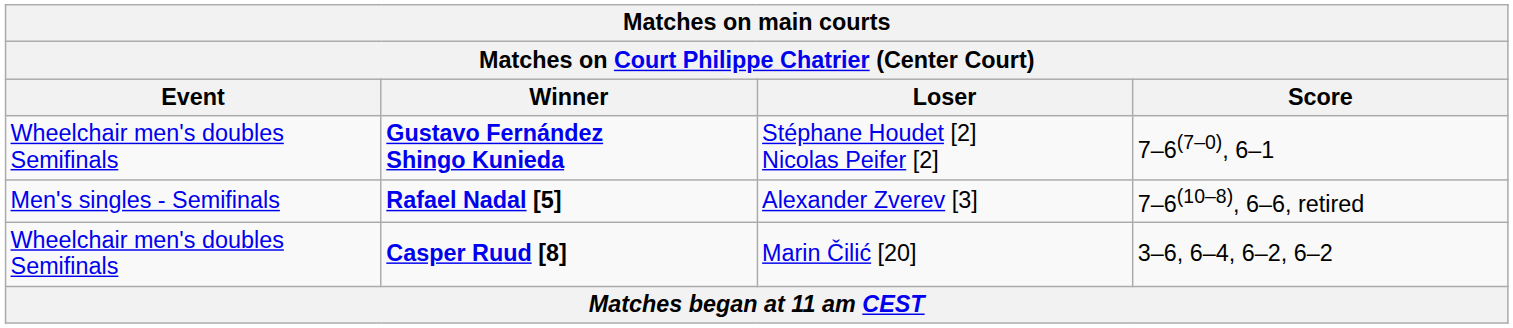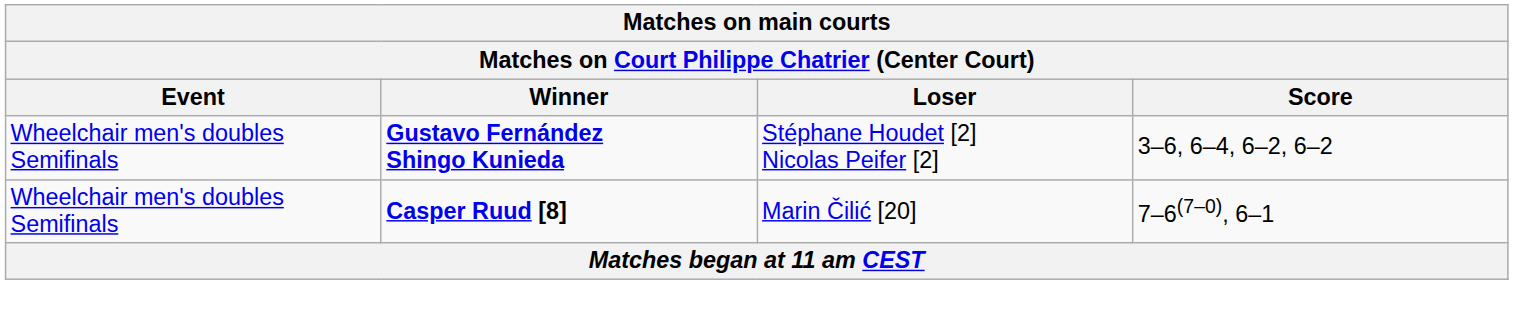(1206, 147) 7–6(7–0), 6–1 -> (1235, 147) 3–6, 6–4, 6–2, 6–2
- row: (474, 200)
(1235, 254) 3–6, 6–4, 6–2, 6–2 -> (1206, 210) 7–6(7–0), 6–1
